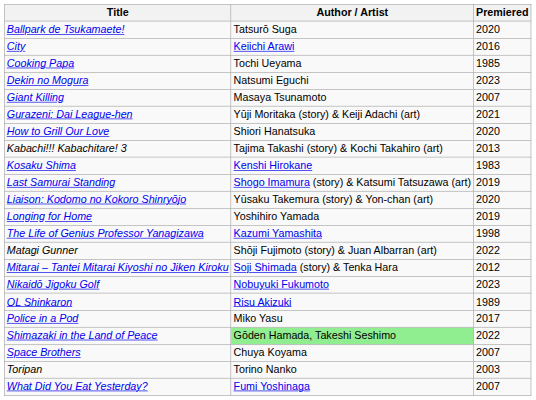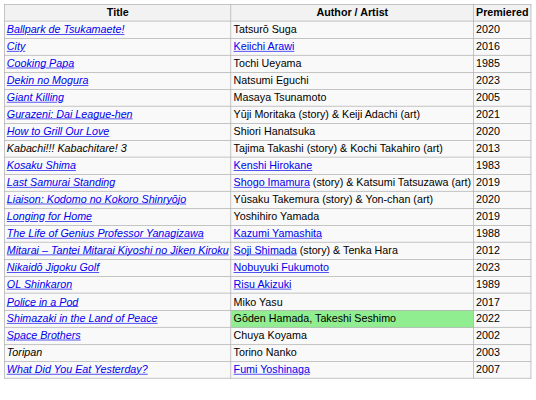(488, 98) 2007 -> (488, 98) 2005
(488, 234) 1998 -> (488, 234) 1988
- row: (42, 251)
(488, 353) 2007 -> (488, 336) 2002
